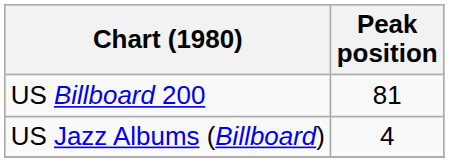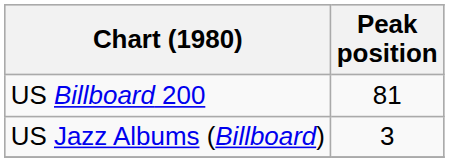(387, 136) 4 -> (387, 136) 3
